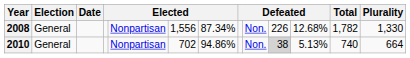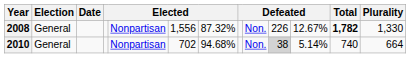(218, 28) 87.34% -> (218, 28) 87.32%
(310, 28) 12.68% -> (310, 28) 12.67%
(345, 28) normal -> (345, 28) bold
(218, 45) 94.86% -> (218, 45) 94.68%
(313, 45) 5.13% -> (313, 45) 5.14%
